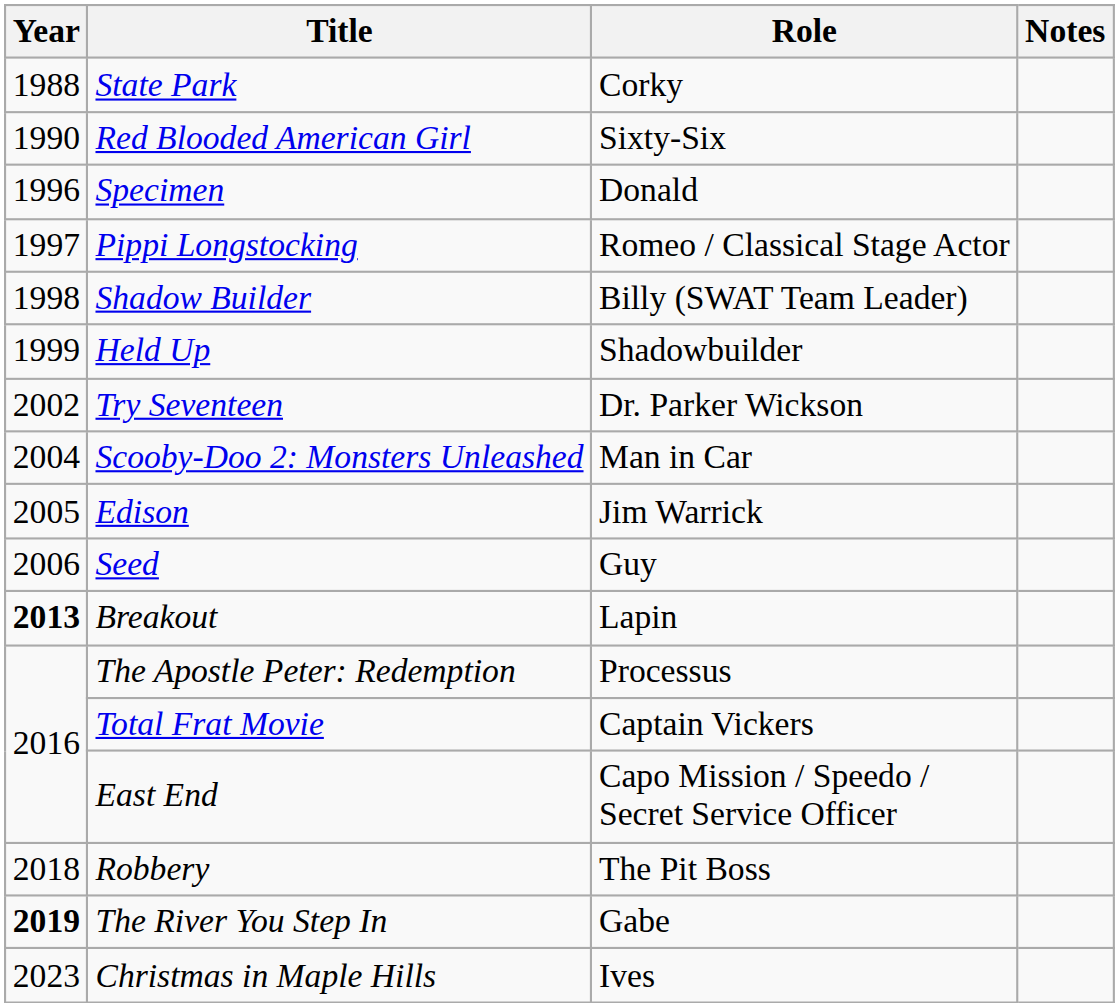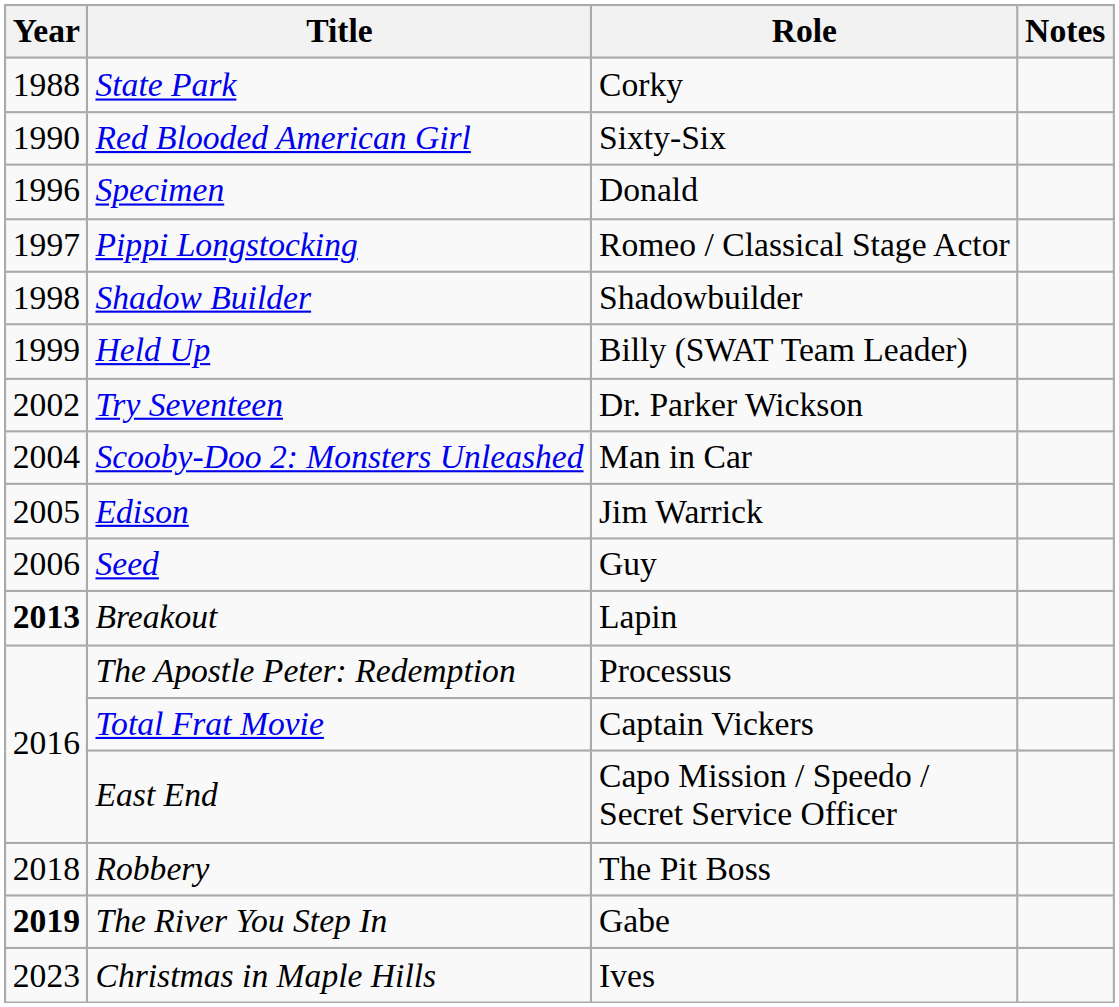(783, 297) Billy (SWAT Team Leader) -> (701, 297) Shadowbuilder
(701, 350) Shadowbuilder -> (783, 350) Billy (SWAT Team Leader)
